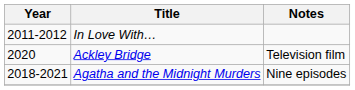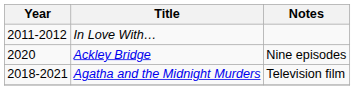(306, 54) Television film -> (306, 54) Nine episodes
(306, 74) Nine episodes -> (306, 74) Television film
